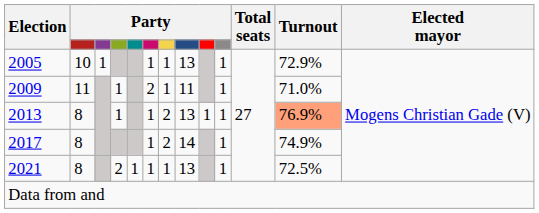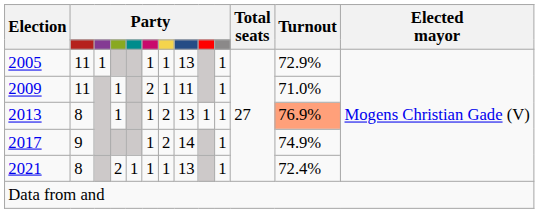(83, 62) 10 -> (82, 62) 11
(78, 141) 8 -> (78, 141) 9
(300, 168) 72.5% -> (300, 168) 72.4%
